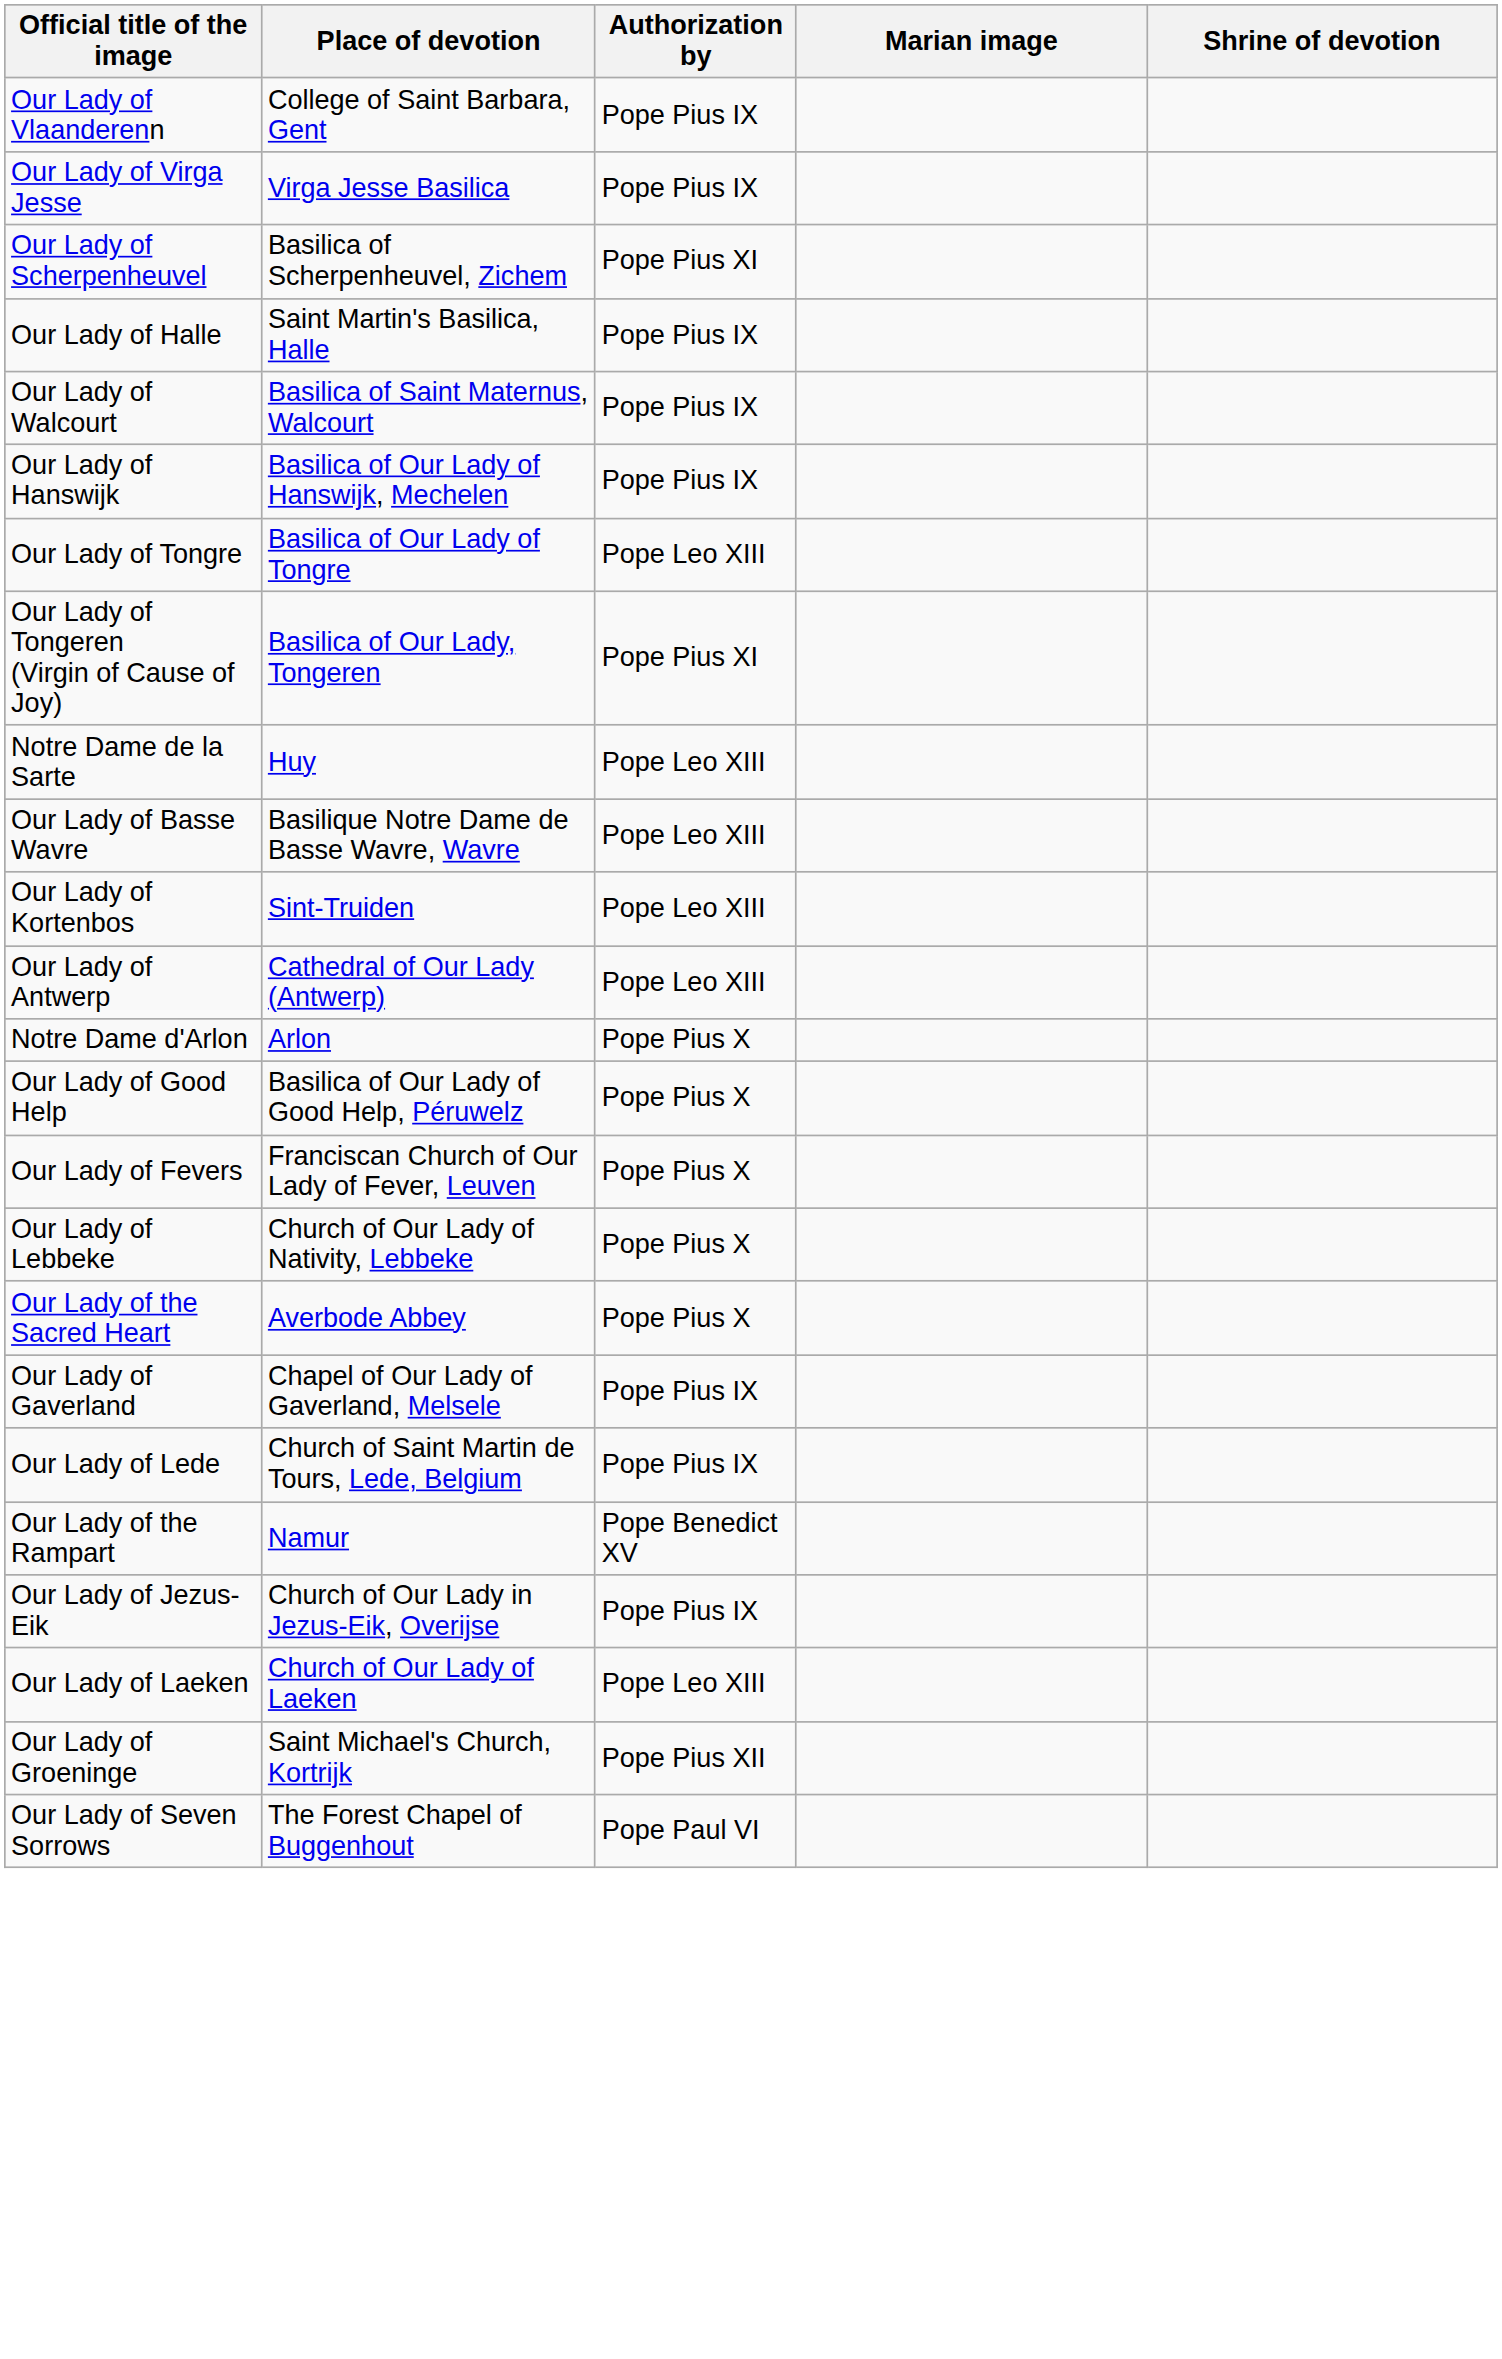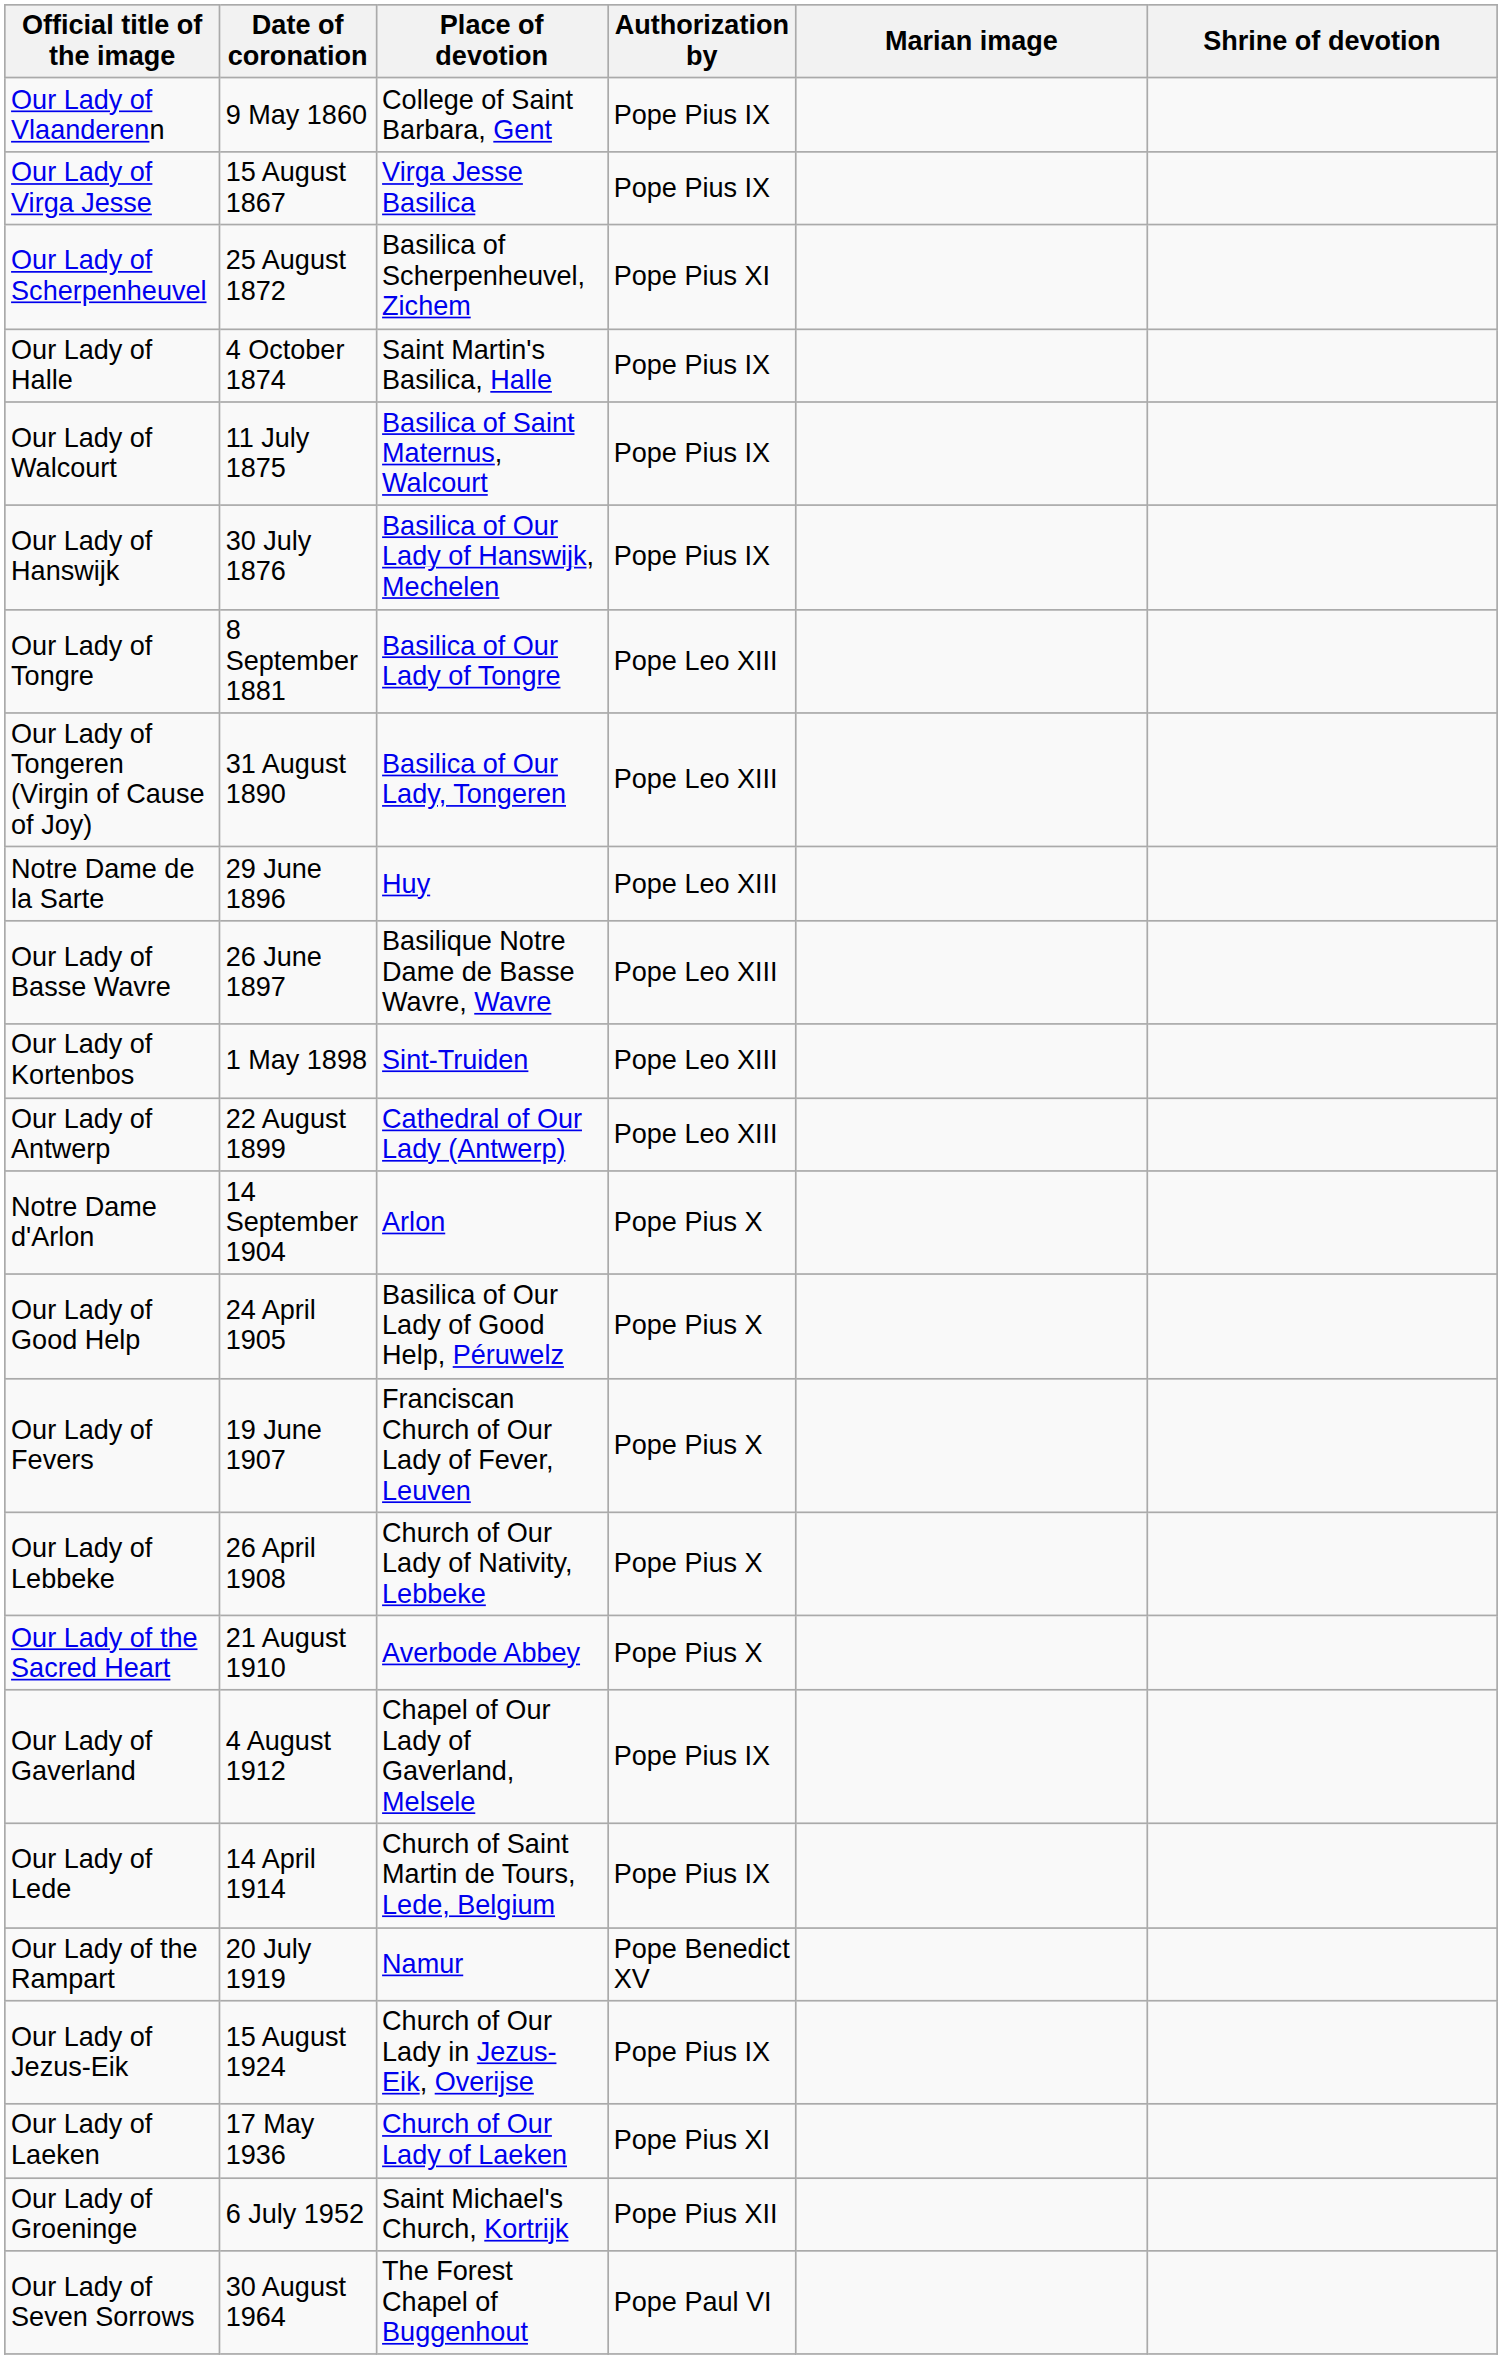+ column: (298, 41)
(680, 658) Pope Pius XI -> (696, 779) Pope Leo XIII
(684, 1684) Pope Leo XIII -> (692, 2140) Pope Pius XI
